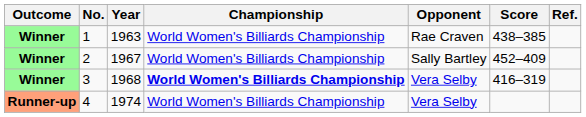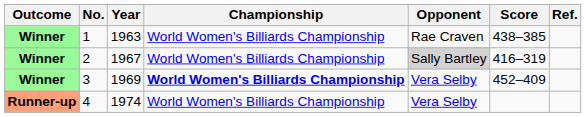(449, 58) no background -> (449, 58) lightgrey background
(519, 58) 452–409 -> (519, 58) 416–319
(126, 79) 1968 -> (126, 79) 1969
(519, 79) 416–319 -> (519, 79) 452–409
